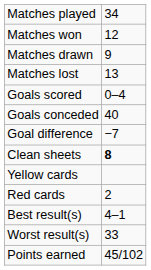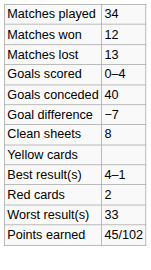- row: (50, 54)
(108, 154) bold -> (108, 134) normal
rows swapped: (36, 194) <-> (45, 214)
